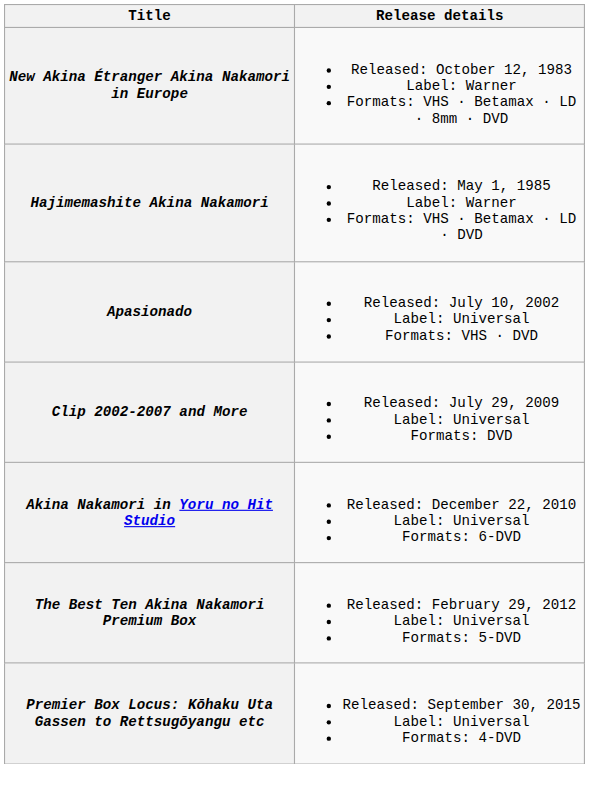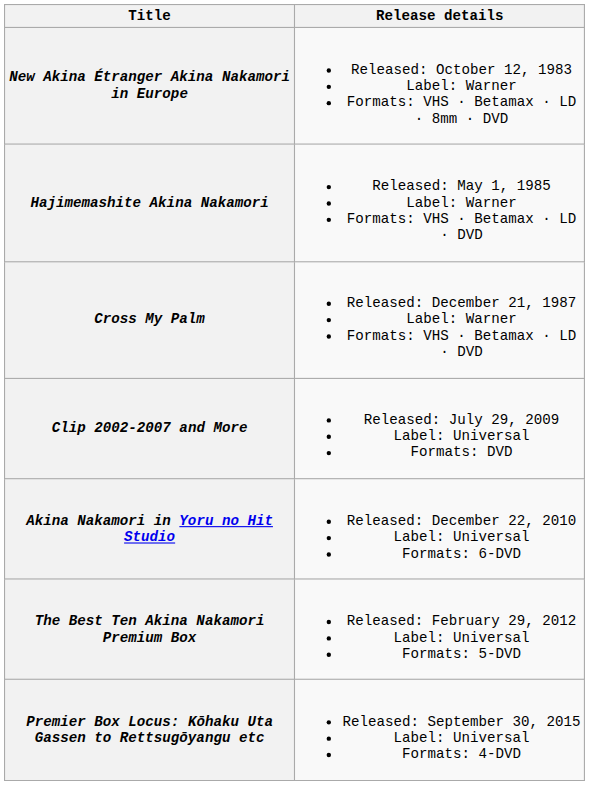+ row: (150, 320)
- row: (150, 312)
